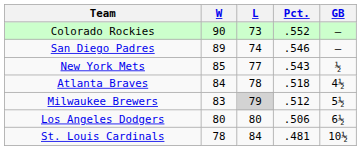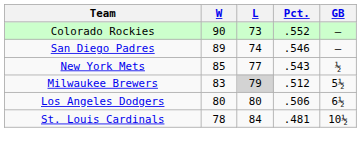- row: (103, 84)
